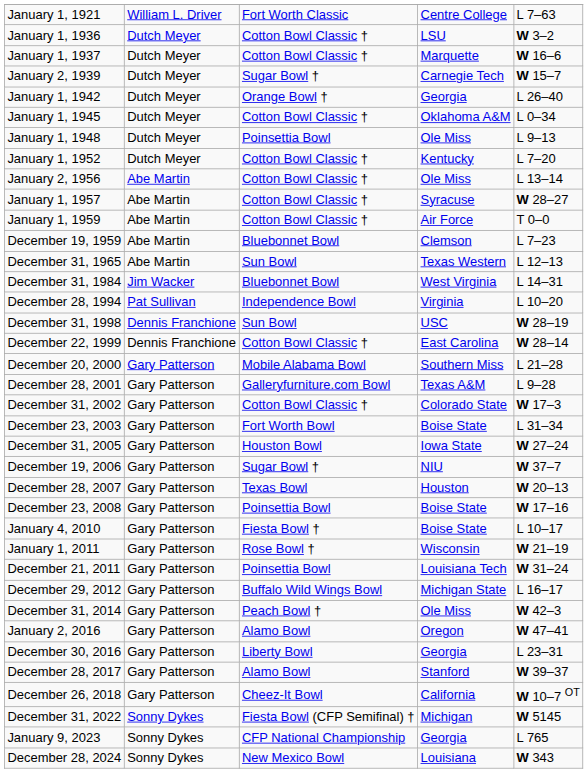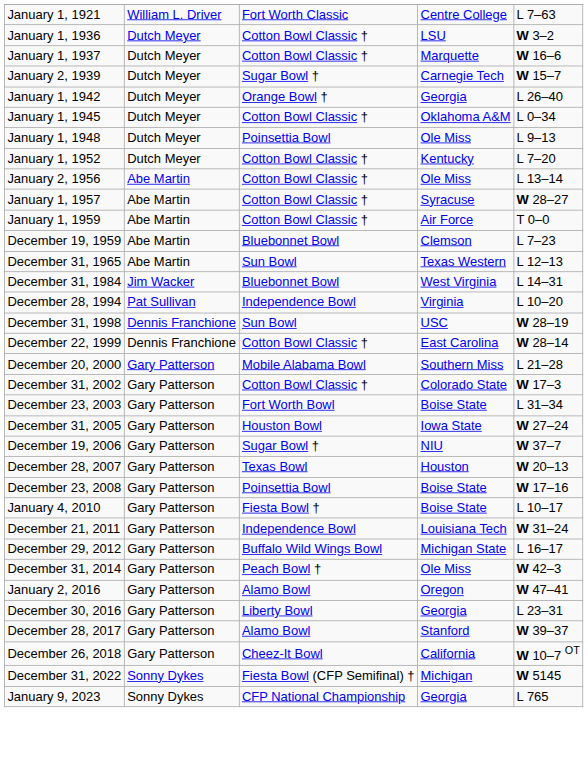- row: (64, 384)
- row: (53, 549)
(286, 569) Poinsettia Bowl -> (299, 528) Independence Bowl
- row: (64, 758)
